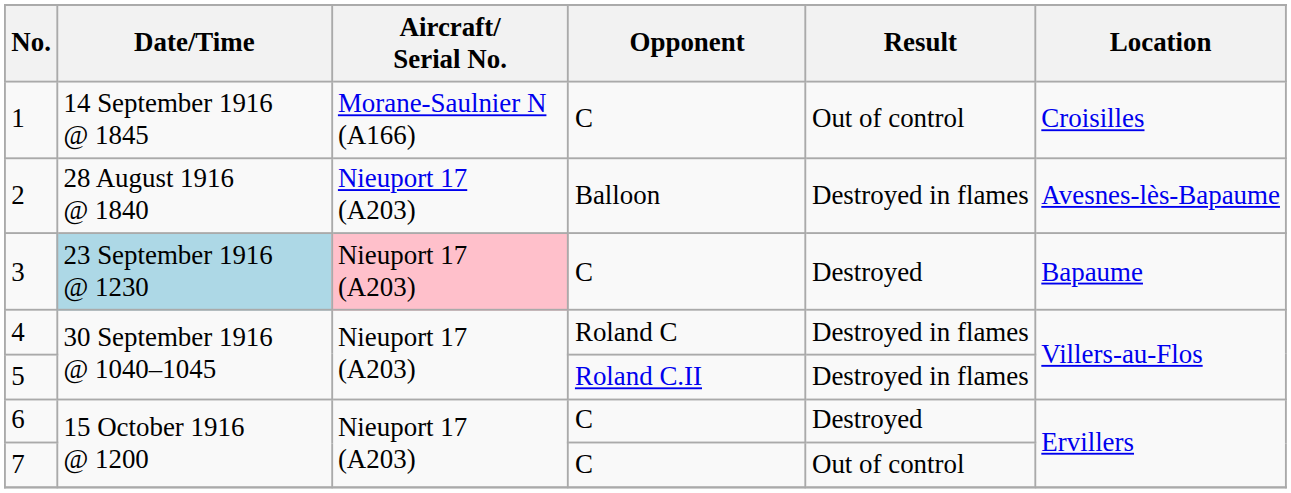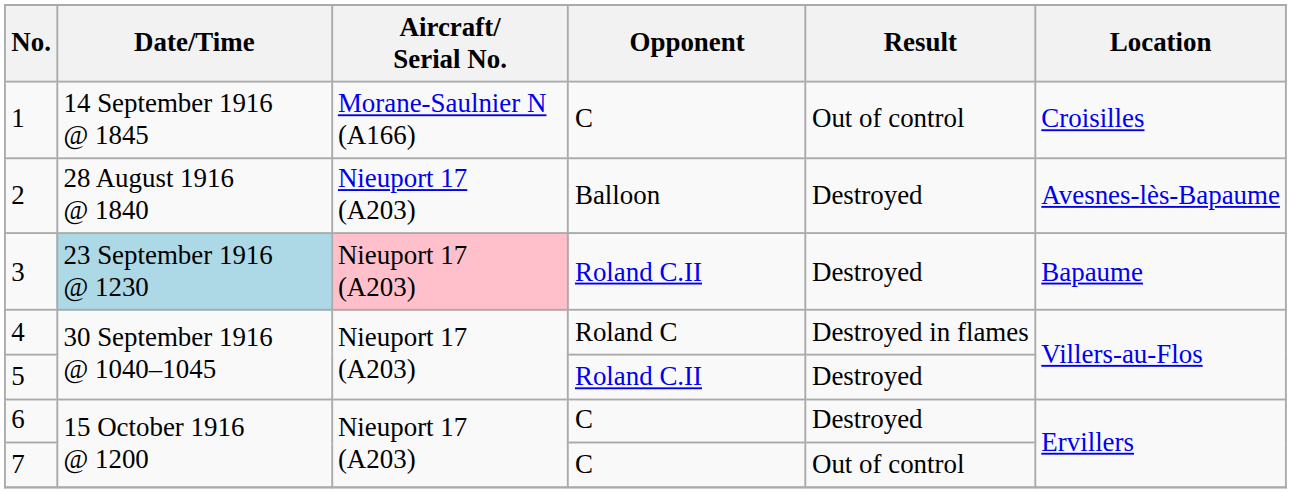(920, 195) Destroyed in flames -> (867, 195) Destroyed
(584, 271) C -> (638, 271) Roland C.II
(920, 376) Destroyed in flames -> (867, 376) Destroyed
